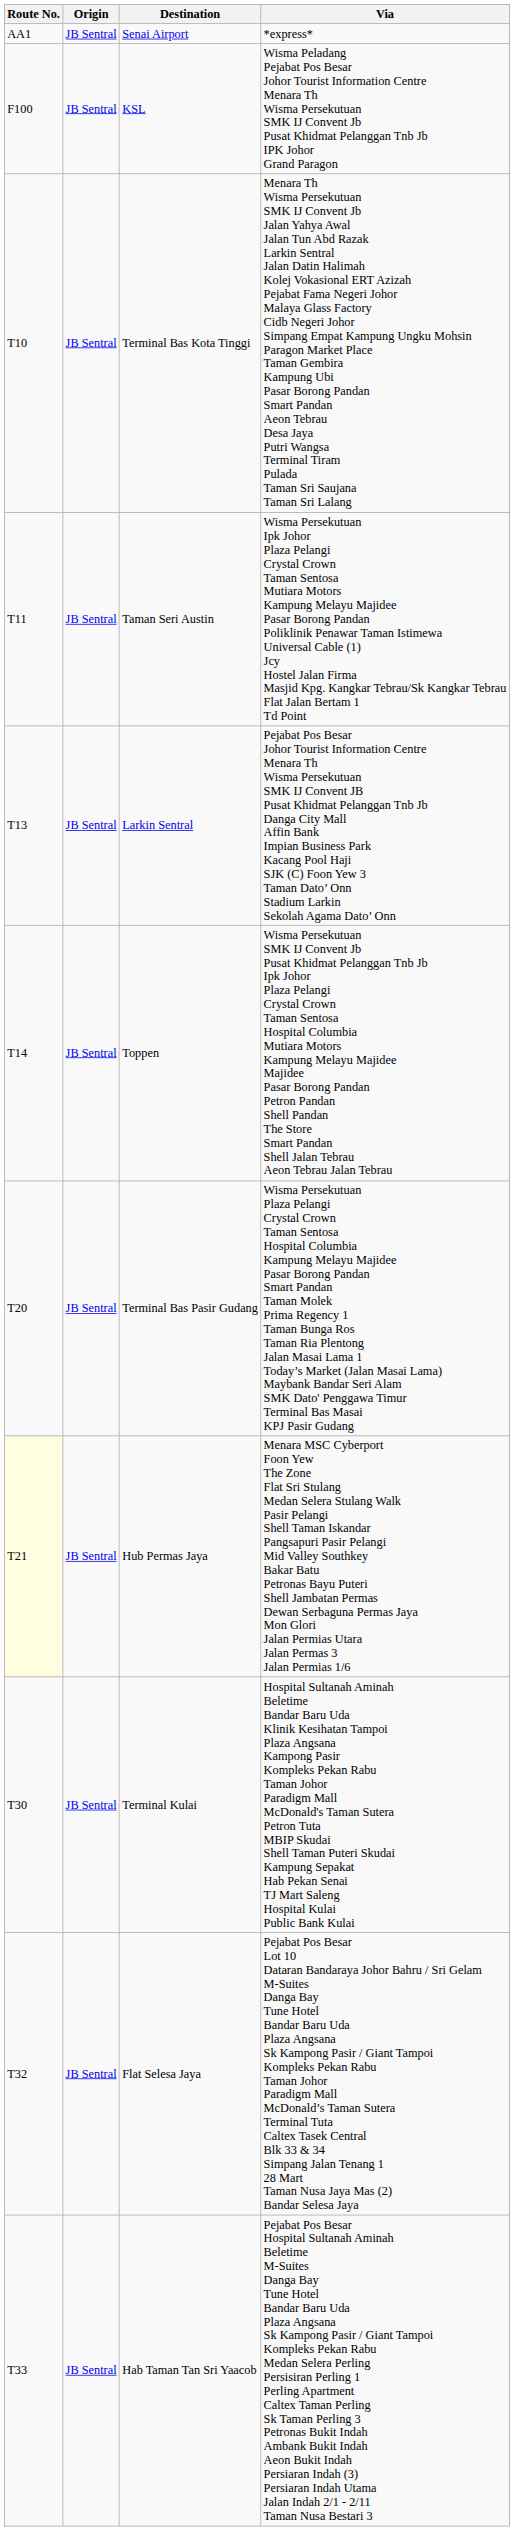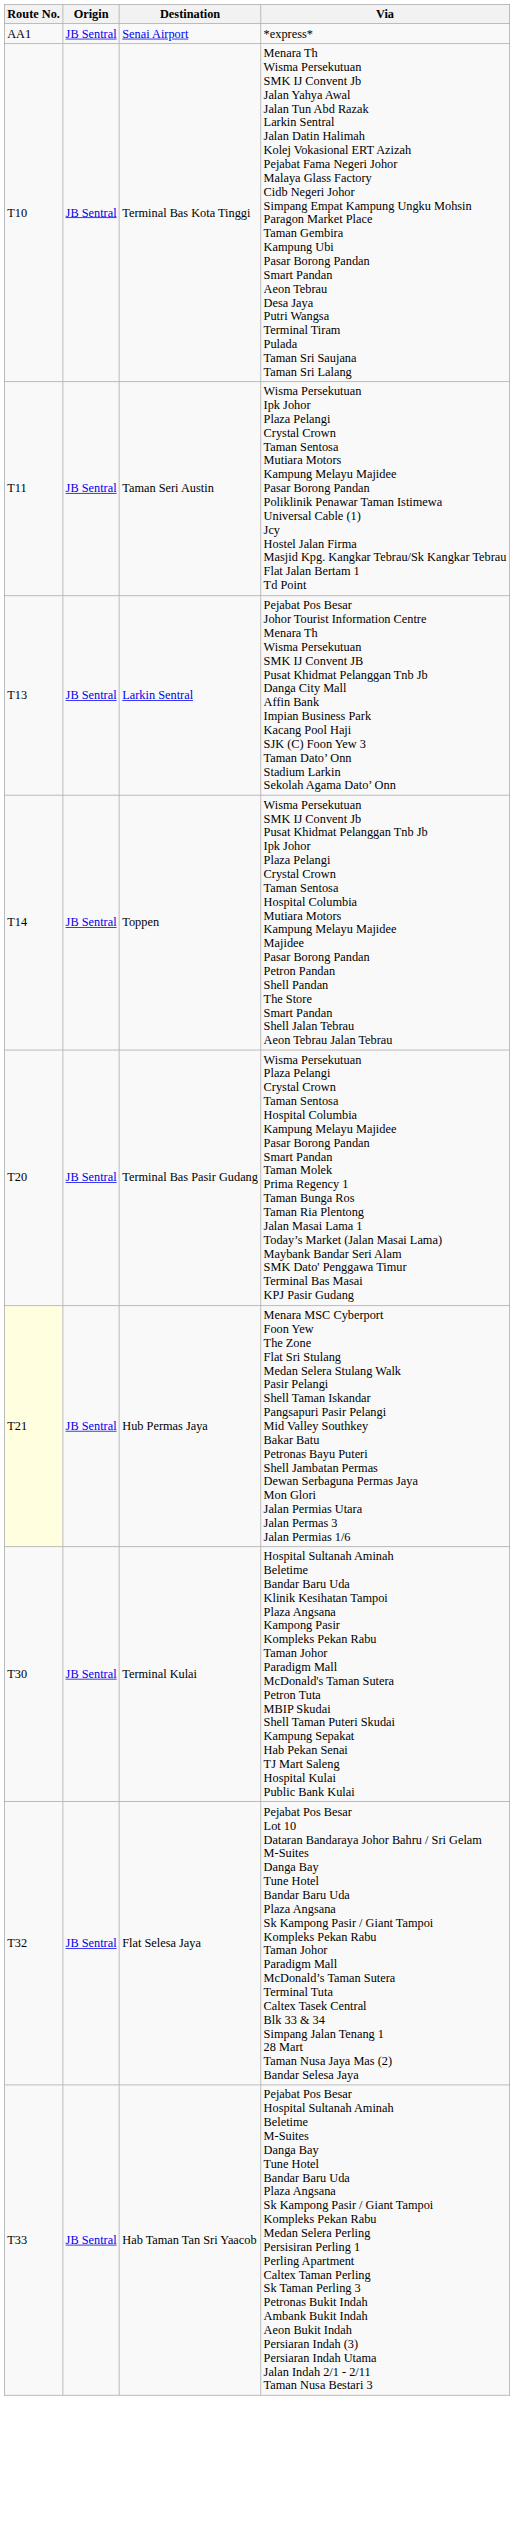- row: (134, 108)
